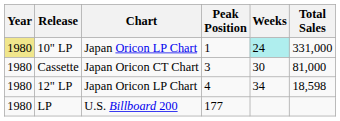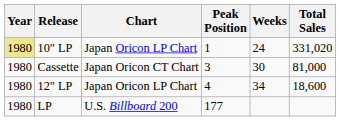(259, 47) paleturquoise background -> (259, 47) no background
(312, 47) 331,000 -> (312, 47) 331,020
(309, 86) 18,598 -> (309, 86) 18,600
